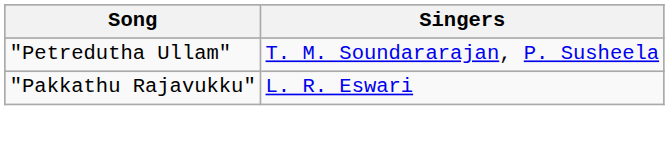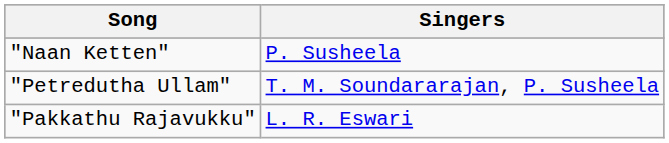+ row: (90, 55)
